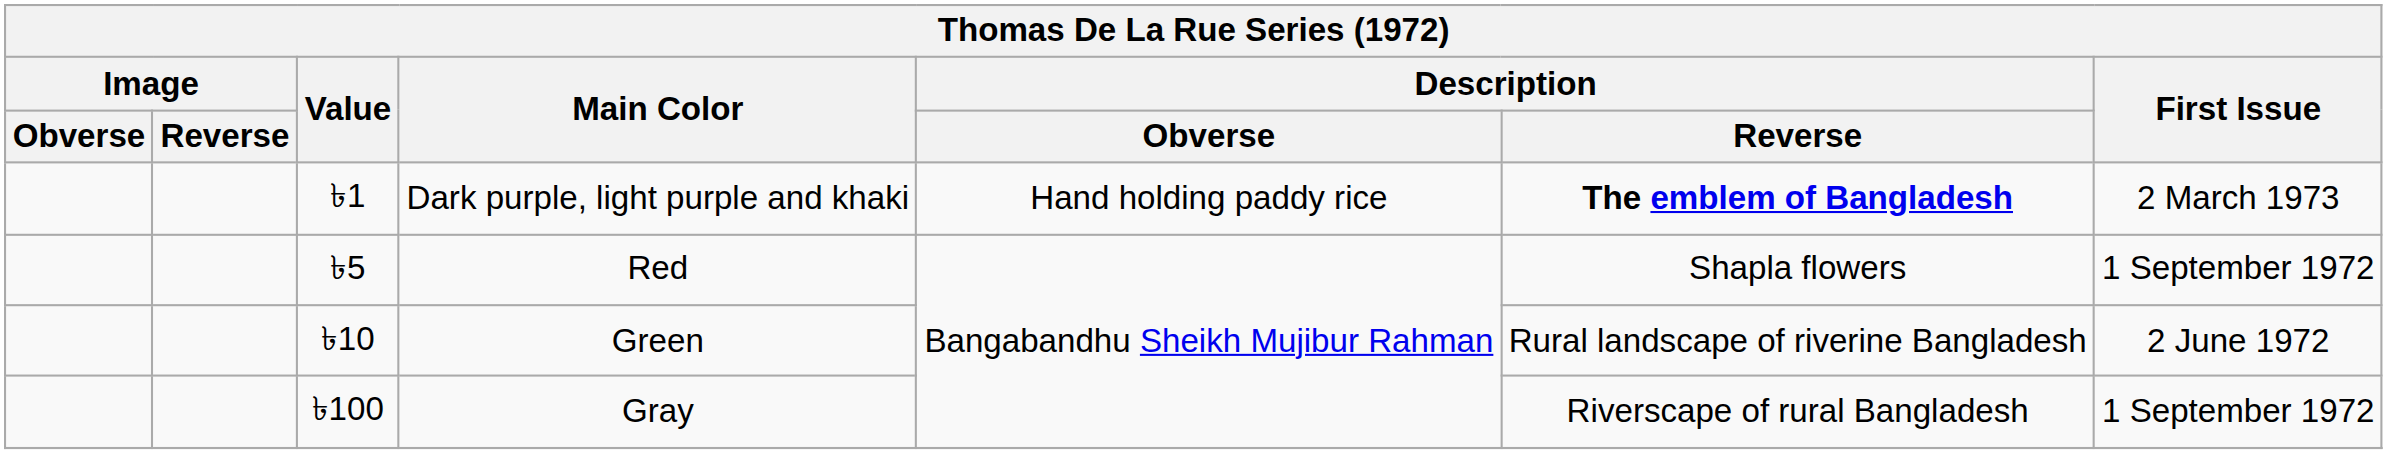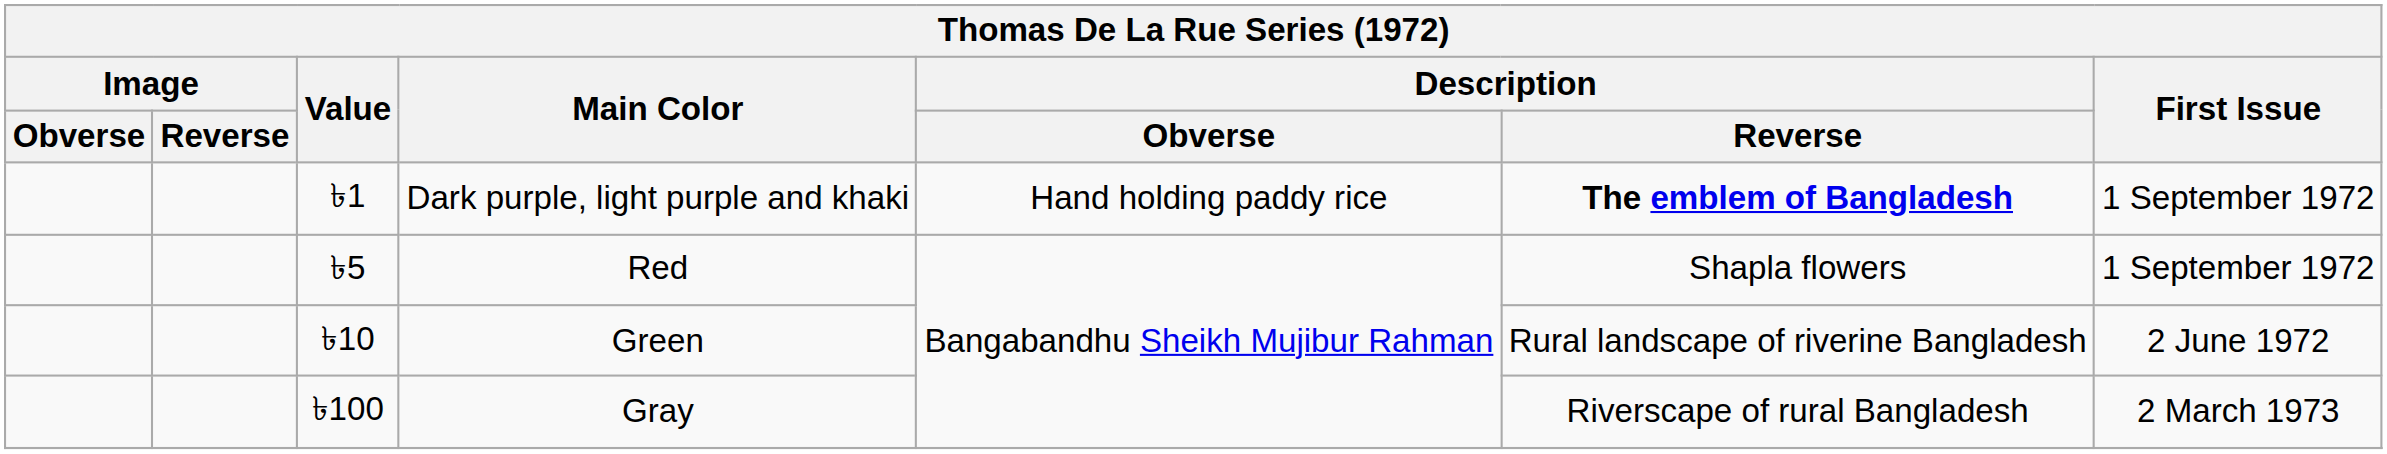(2238, 197) 2 March 1973 -> (2238, 197) 1 September 1972
(2238, 411) 1 September 1972 -> (2238, 411) 2 March 1973
